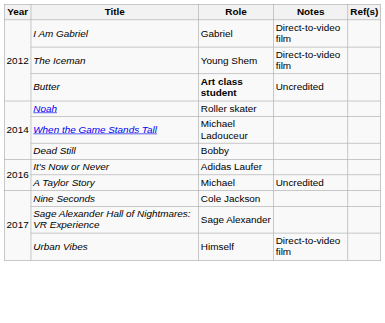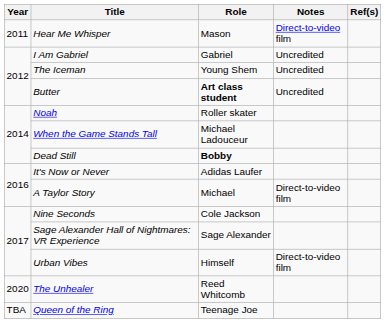+ row: (72, 33)
(308, 33) Direct-to-video film -> (300, 54) Uncredited
(308, 60) Direct-to-video film -> (300, 70) Uncredited
(215, 151) normal -> (216, 155) bold
(300, 182) Uncredited -> (308, 193) Direct-to-video film
+ row: (63, 289)
+ row: (73, 310)
